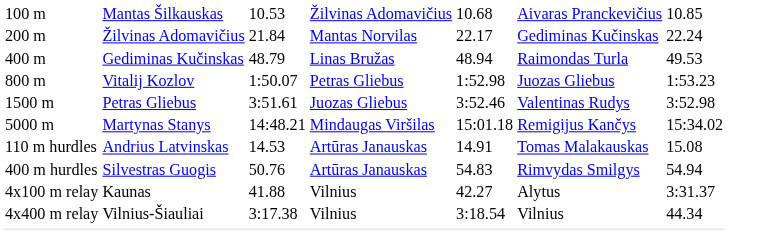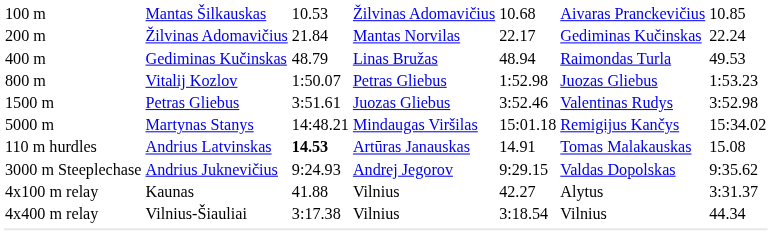(267, 147) normal -> (310, 147) bold
- row: (51, 169)
+ row: (73, 169)
